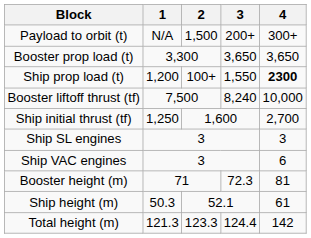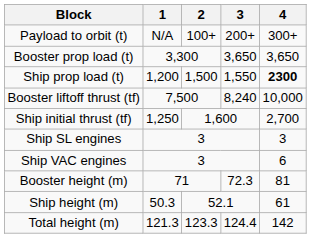(201, 35) 1,500 -> (201, 35) 100+
(201, 77) 100+ -> (201, 77) 1,500
